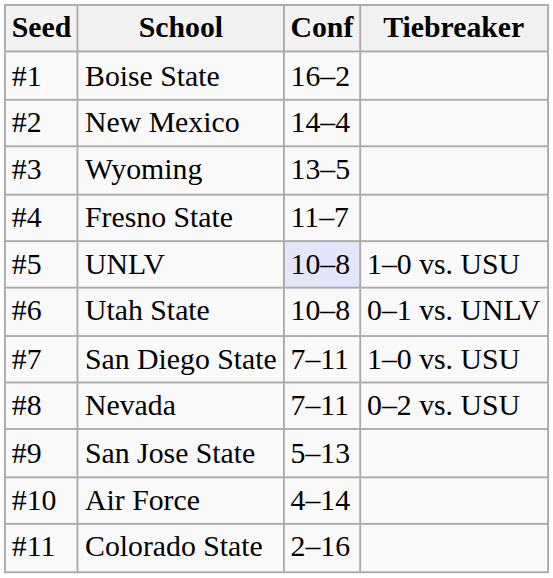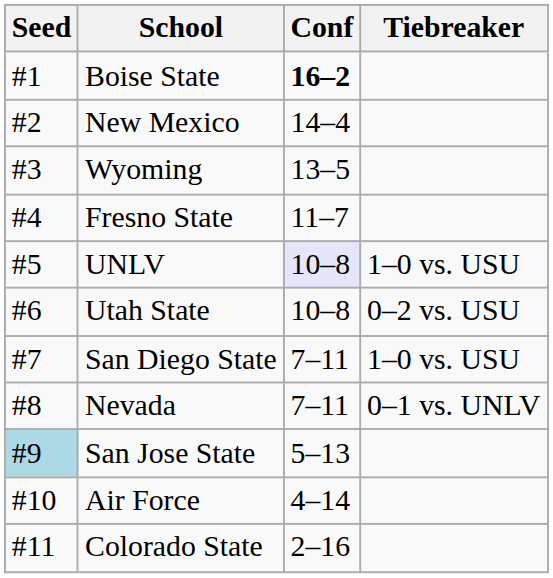(320, 75) normal -> (320, 75) bold
(454, 311) 0–1 vs. UNLV -> (444, 311) 0–2 vs. USU
(444, 405) 0–2 vs. USU -> (454, 405) 0–1 vs. UNLV
(27, 452) no background -> (27, 452) lightblue background
